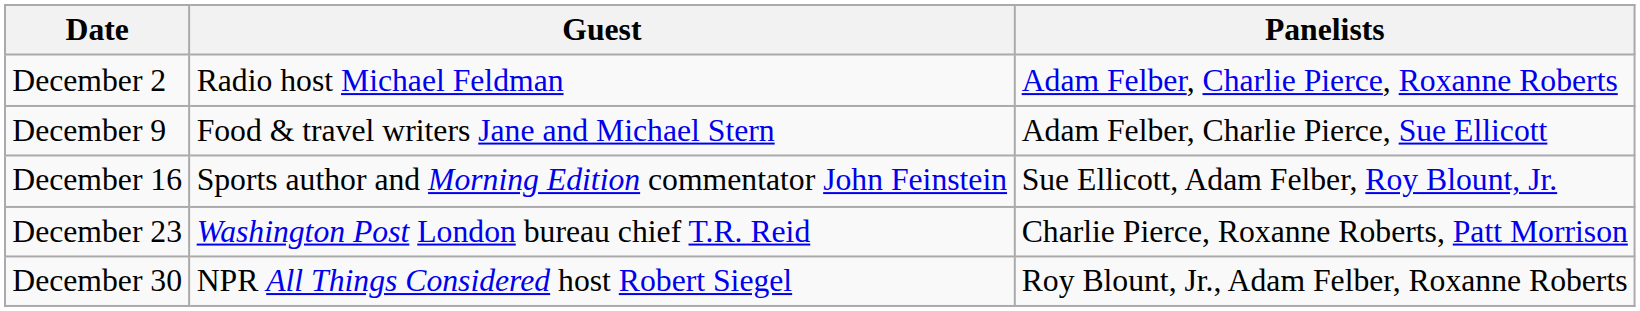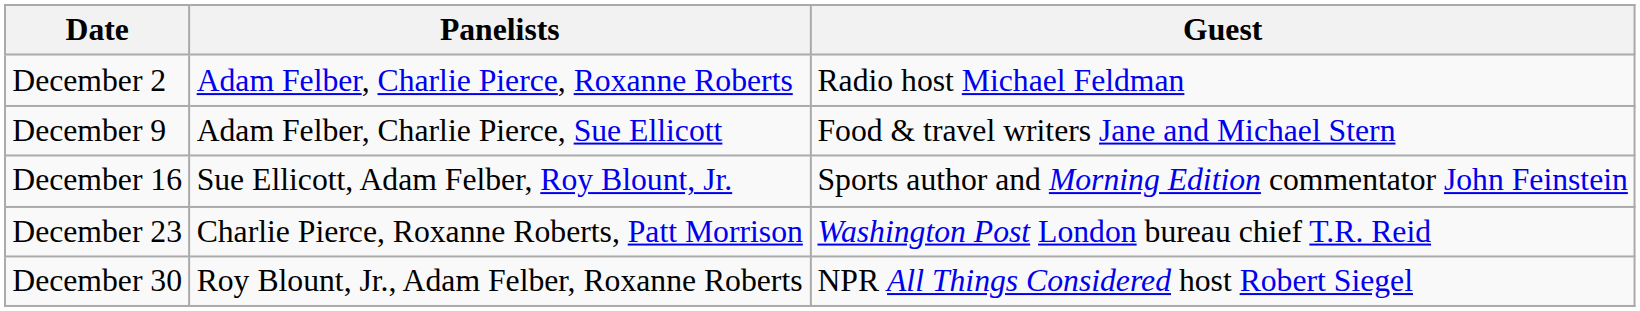columns swapped: (602, 29) <-> (1325, 29)
